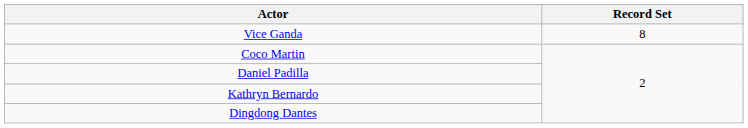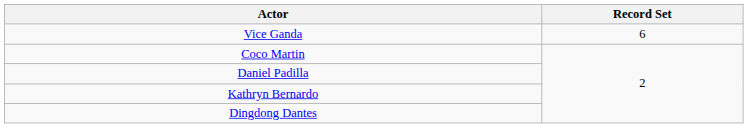(642, 34) 8 -> (642, 34) 6
